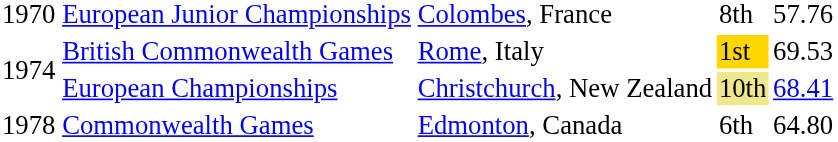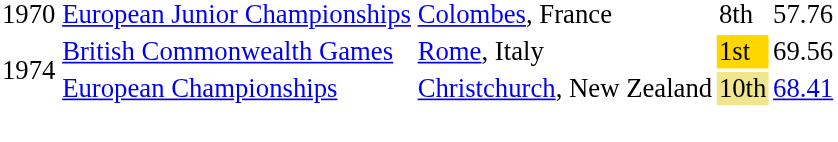(803, 51) 69.53 -> (803, 51) 69.56
- row: (188, 124)
